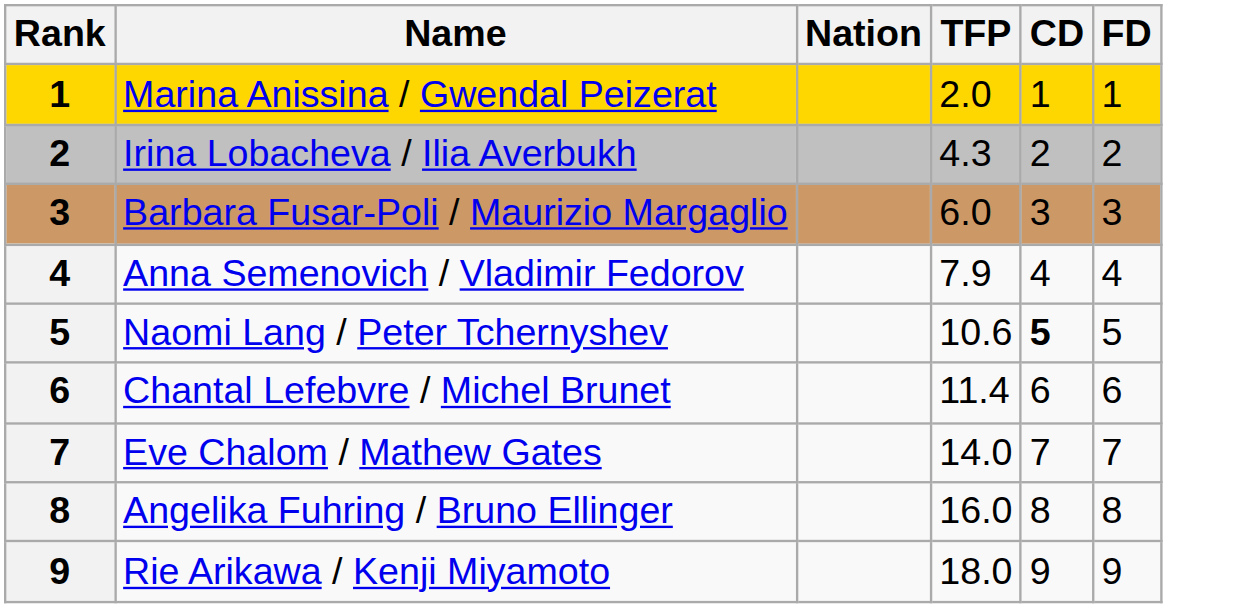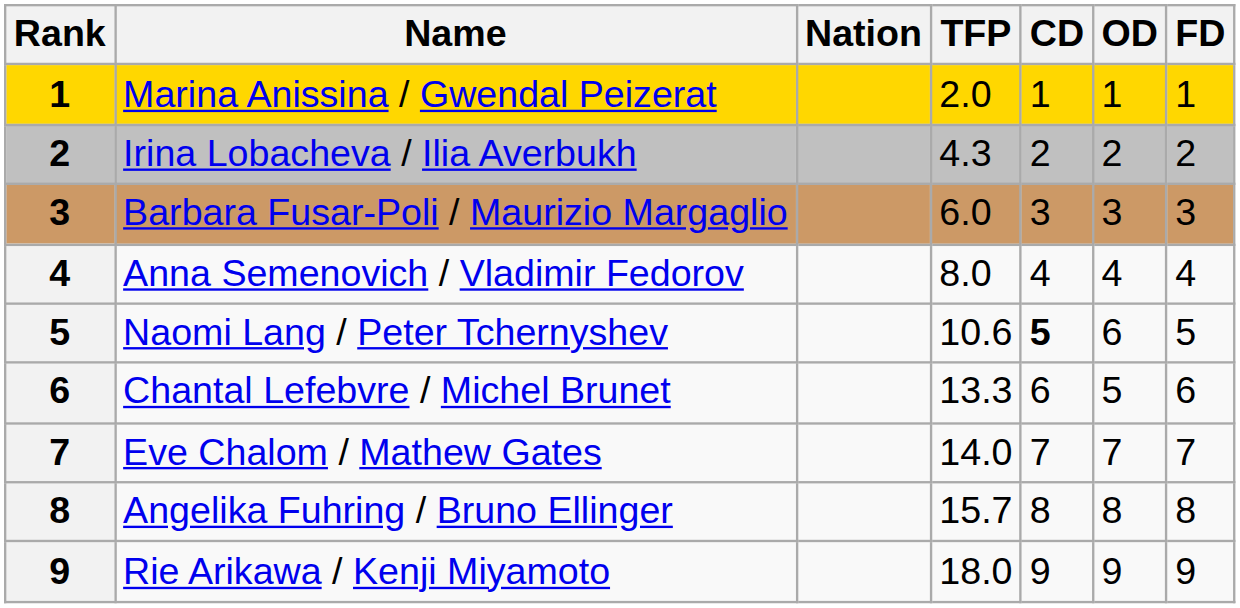+ column: (1130, 34)
(965, 272) 7.9 -> (965, 272) 8.0
(975, 392) 11.4 -> (976, 392) 13.3
(976, 511) 16.0 -> (976, 511) 15.7
